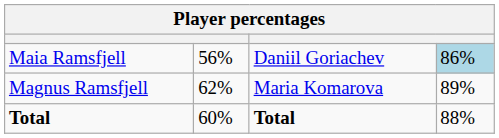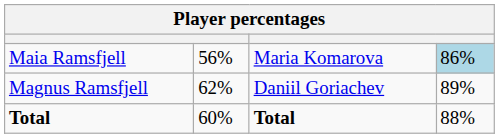(319, 58) Daniil Goriachev -> (318, 58) Maria Komarova
(318, 88) Maria Komarova -> (319, 88) Daniil Goriachev
